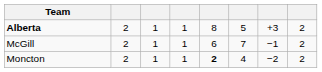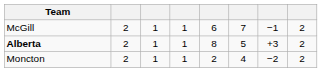rows swapped: (24, 28) <-> (20, 43)
(214, 59) bold -> (214, 59) normal
